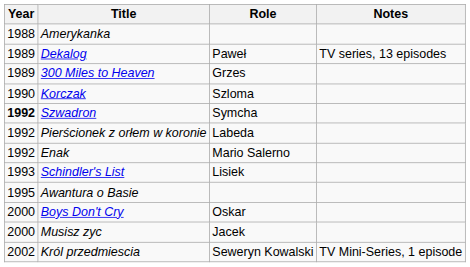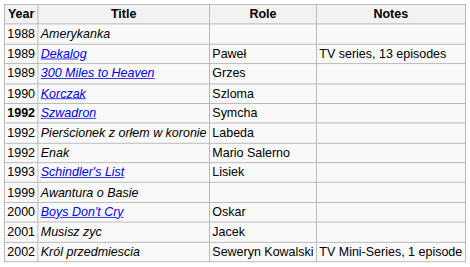(21, 192) 1995 -> (21, 192) 1999
(21, 232) 2000 -> (21, 232) 2001
